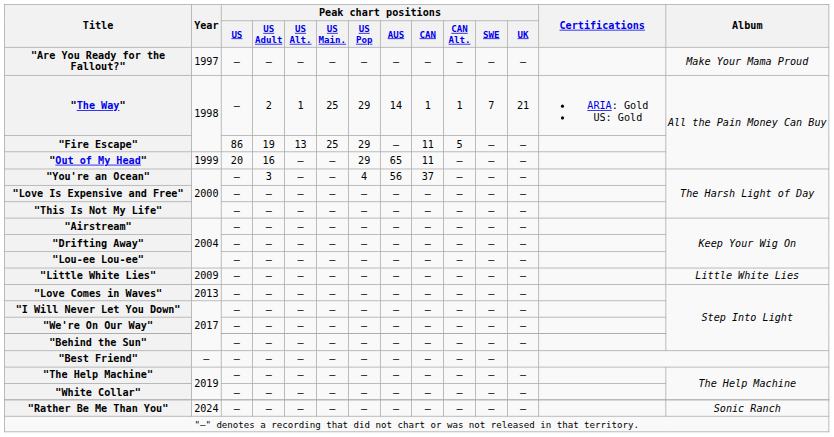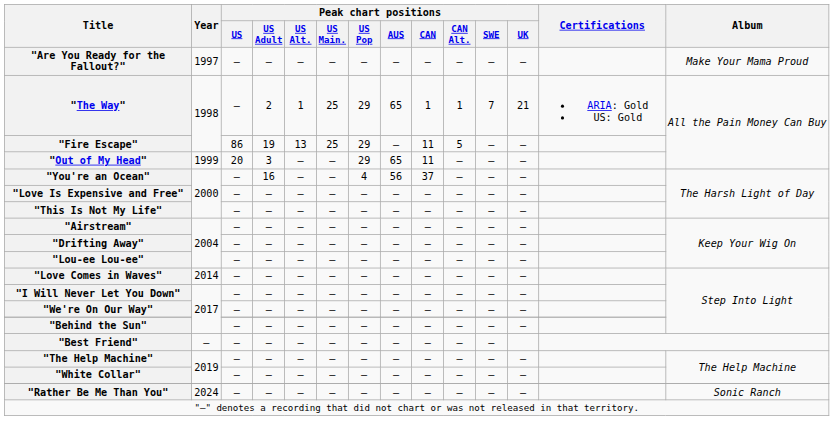(396, 105) 14 -> (396, 105) 65
(269, 160) 16 -> (269, 160) 3
(269, 177) 3 -> (269, 177) 16
- row: (98, 276)
(206, 293) 2013 -> (206, 276) 2014
